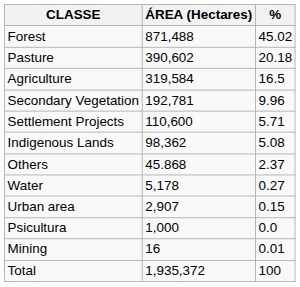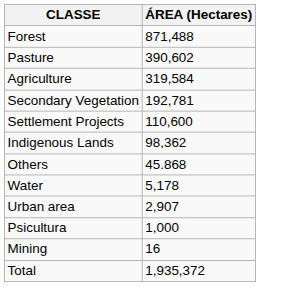- column: (275, 15)
